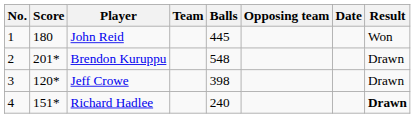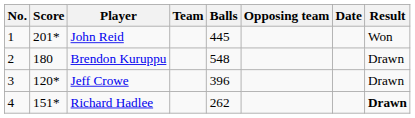(43, 37) 180 -> (46, 37) 201*
(46, 59) 201* -> (43, 59) 180
(220, 81) 398 -> (220, 81) 396
(220, 102) 240 -> (220, 102) 262
